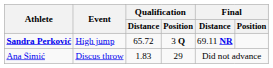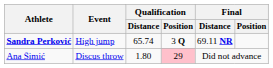(143, 41) 65.72 -> (143, 41) 65.74
(143, 56) 1.83 -> (143, 56) 1.80
(178, 56) no background -> (178, 56) pink background
